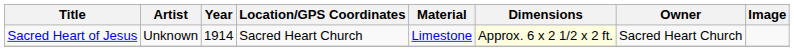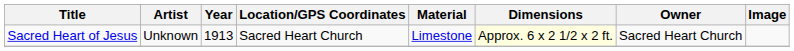(219, 35) 1914 -> (219, 35) 1913
